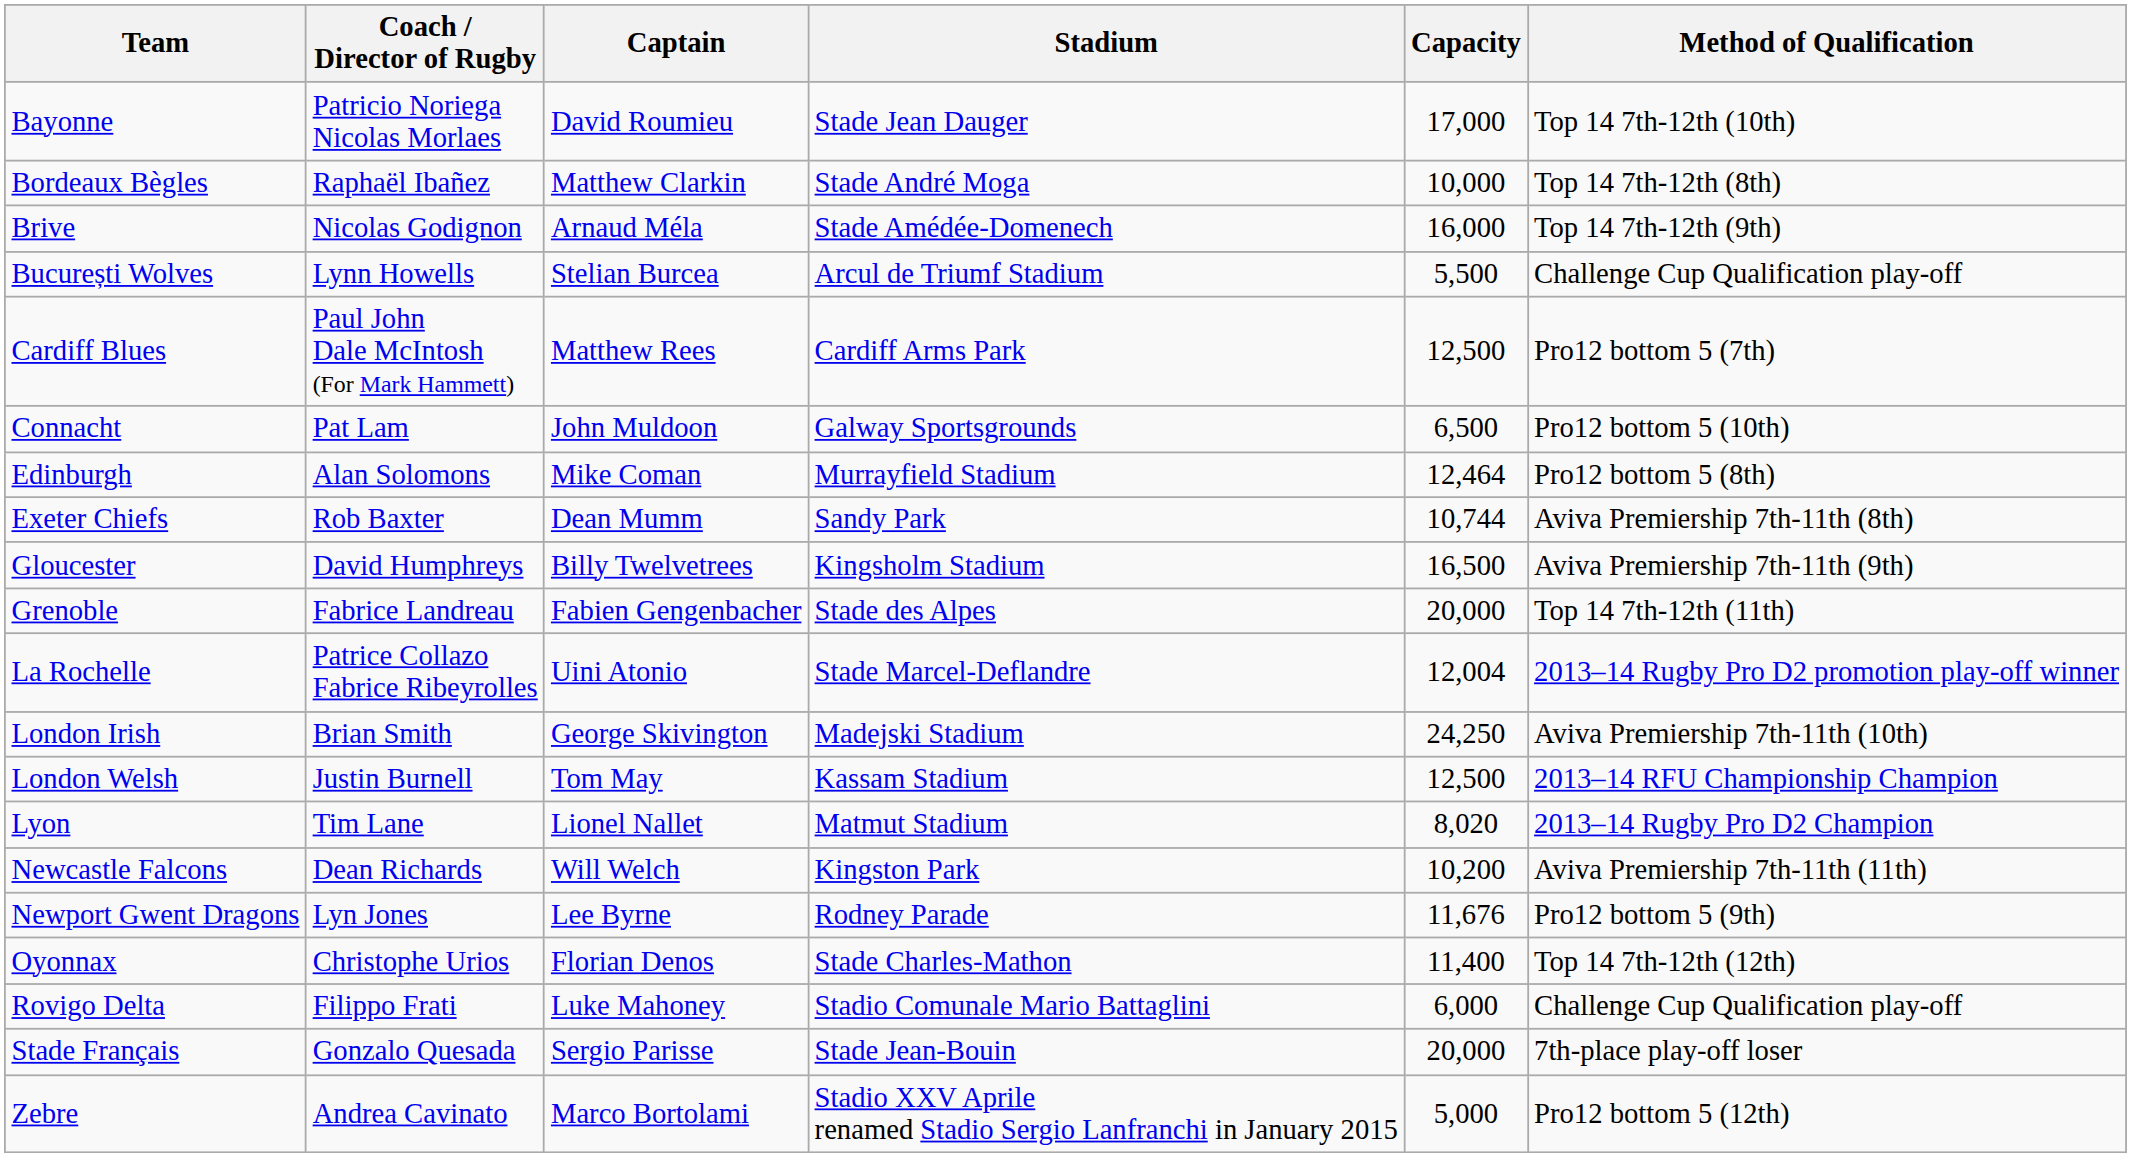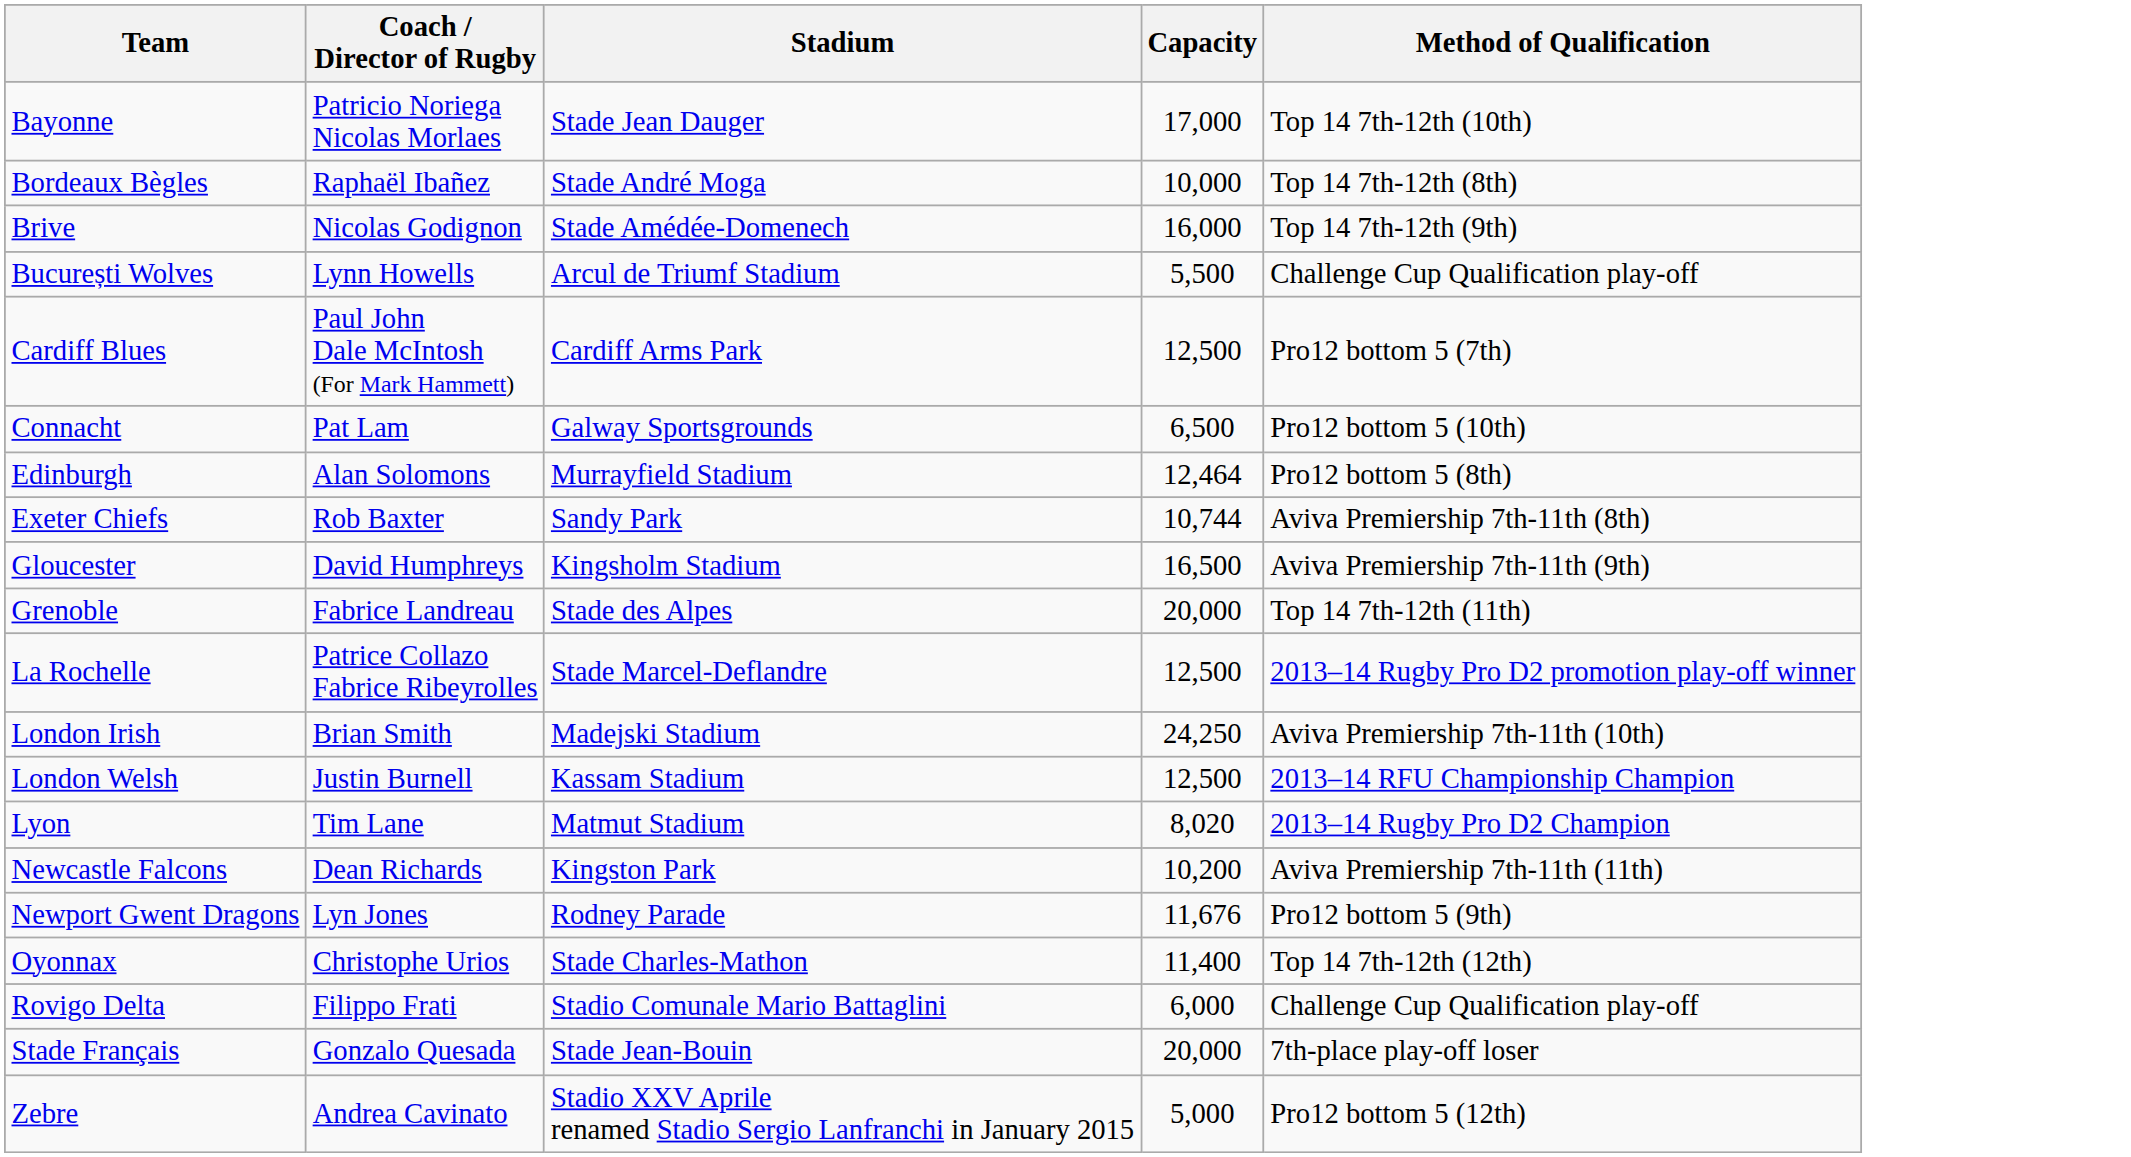- column: (676, 43)
(1466, 671) 12,004 -> (1202, 671) 12,500
